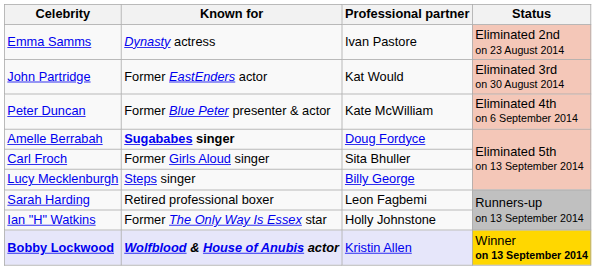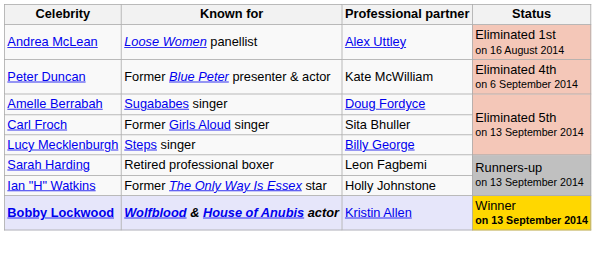+ row: (53, 42)
- row: (49, 42)
- row: (49, 76)
(179, 139) bold -> (176, 104) normal
